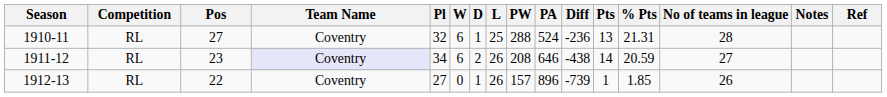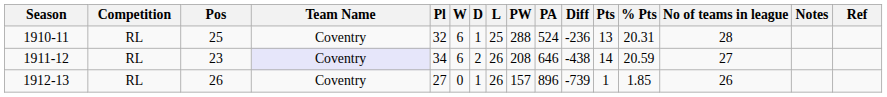(216, 37) 27 -> (216, 37) 25
(639, 37) 21.31 -> (639, 37) 20.31
(216, 80) 22 -> (216, 80) 26
